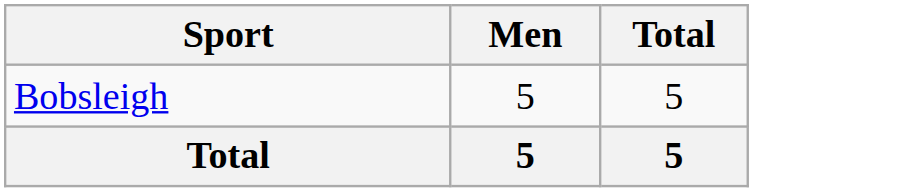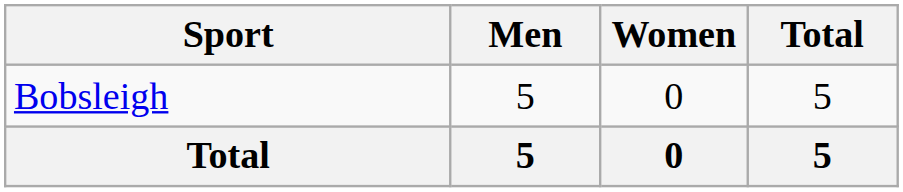+ column: (674, 34)
